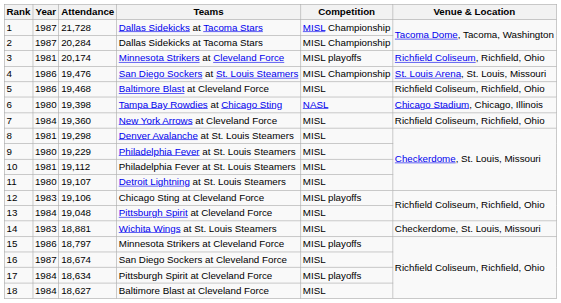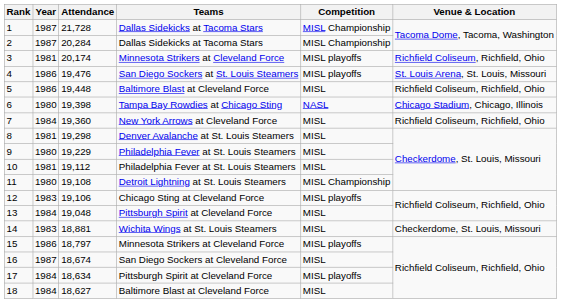(347, 74) MISL Championship -> (332, 74) MISL playoffs
(76, 89) 19,468 -> (76, 89) 19,448
(76, 182) 19,107 -> (76, 182) 19,108
(314, 182) MISL -> (347, 182) MISL Championship
